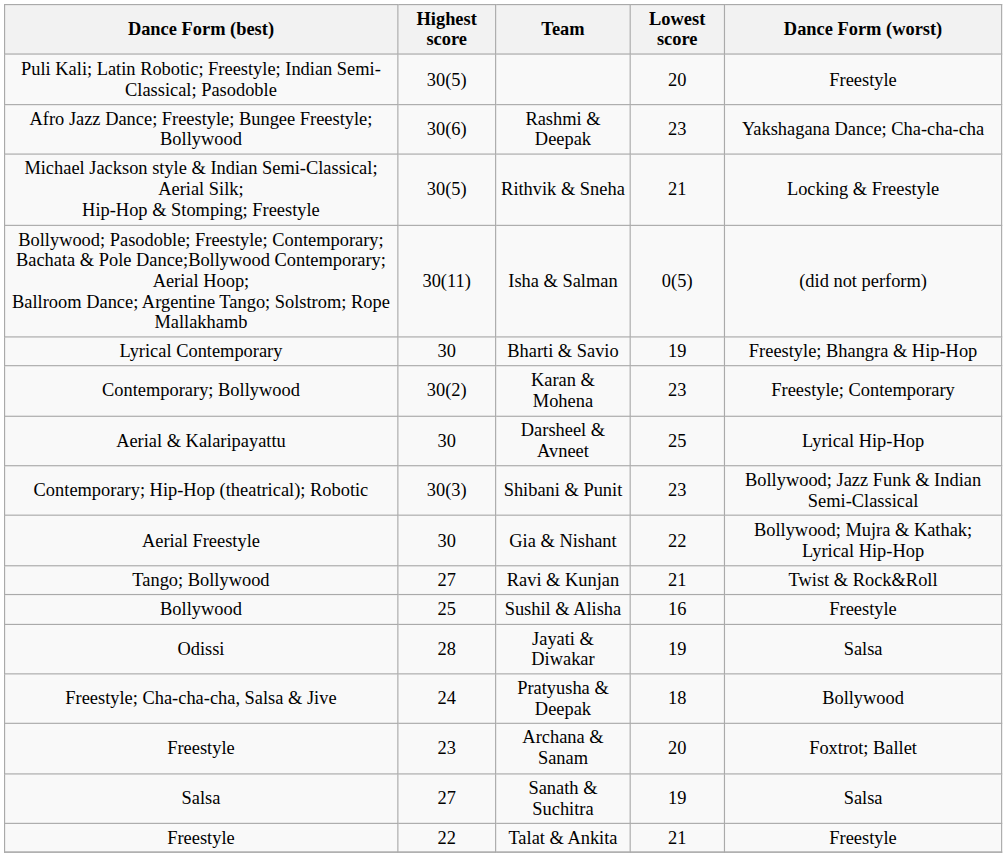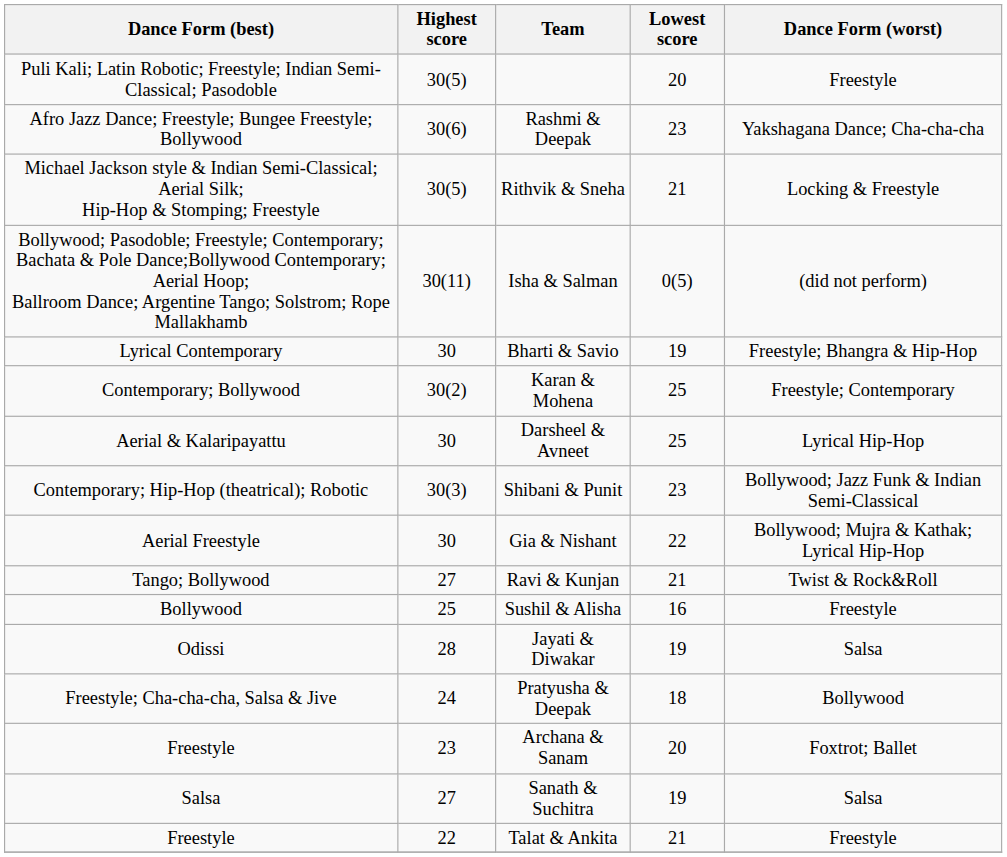(677, 390) 23 -> (677, 390) 25
